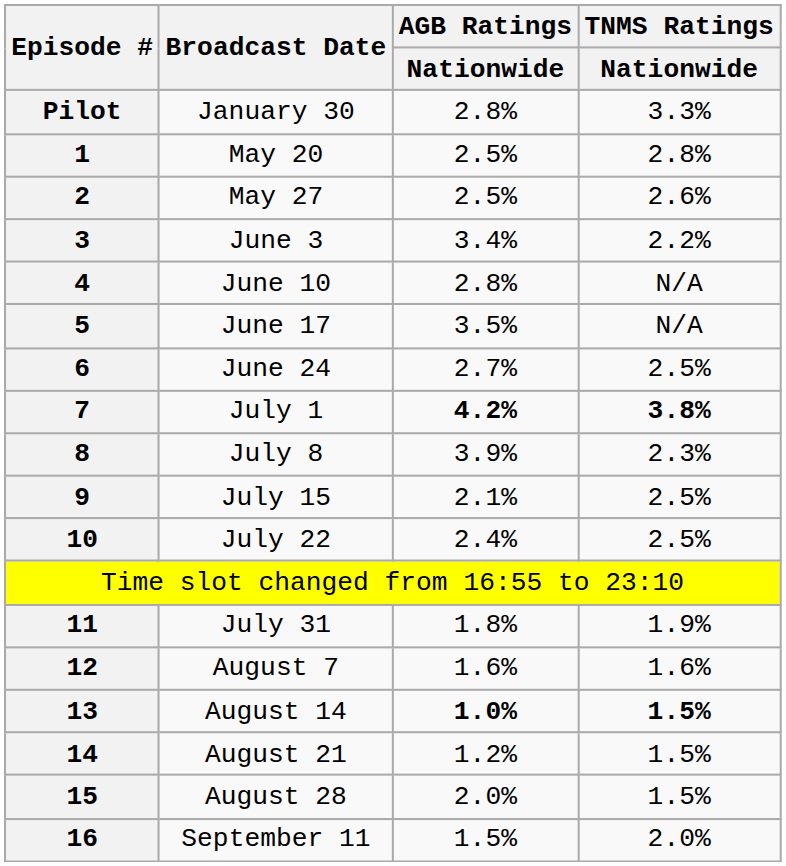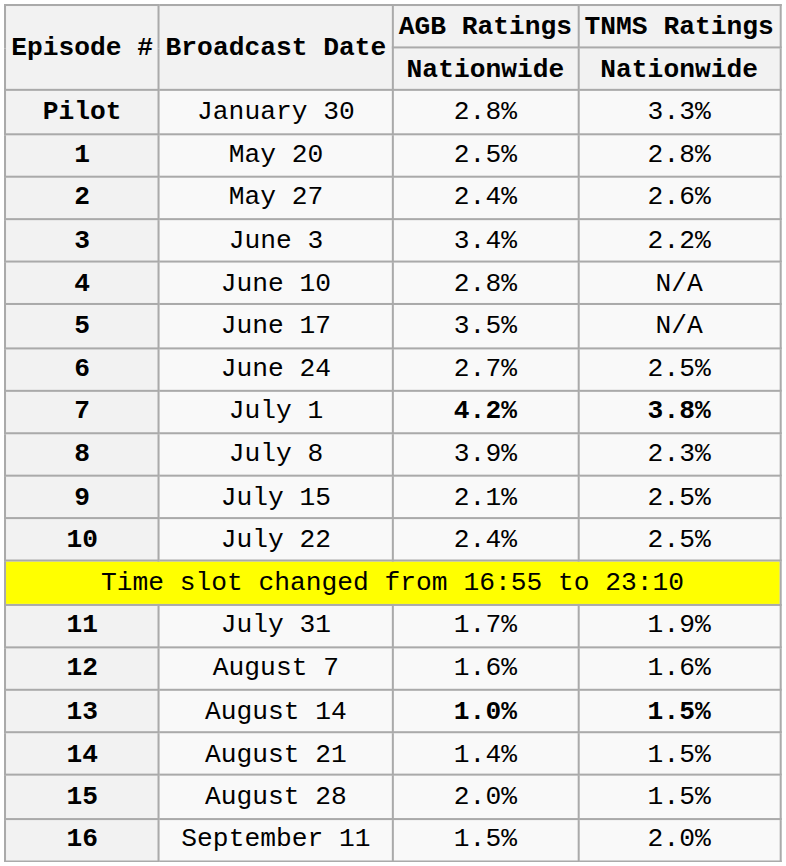(485, 198) 2.5% -> (485, 198) 2.4%
(485, 626) 1.8% -> (485, 626) 1.7%
(485, 754) 1.2% -> (485, 754) 1.4%
